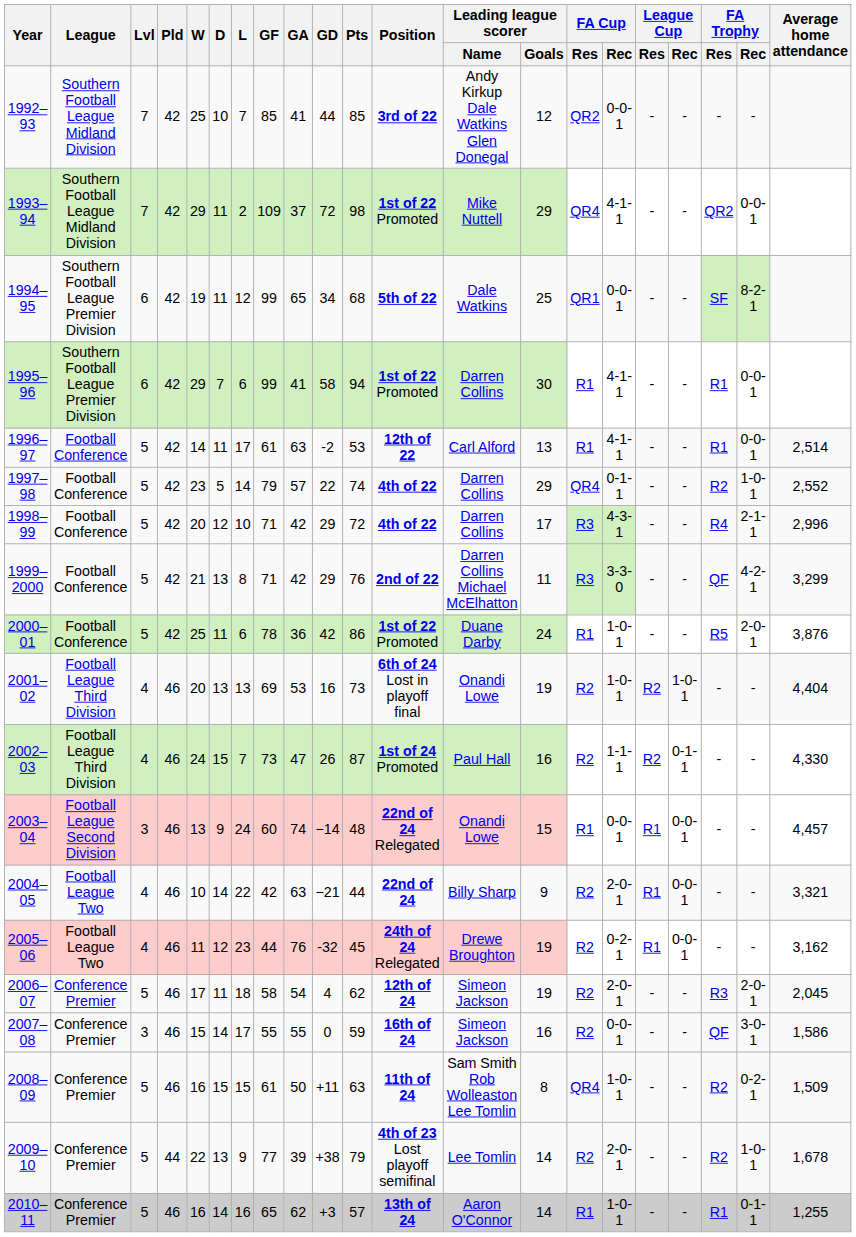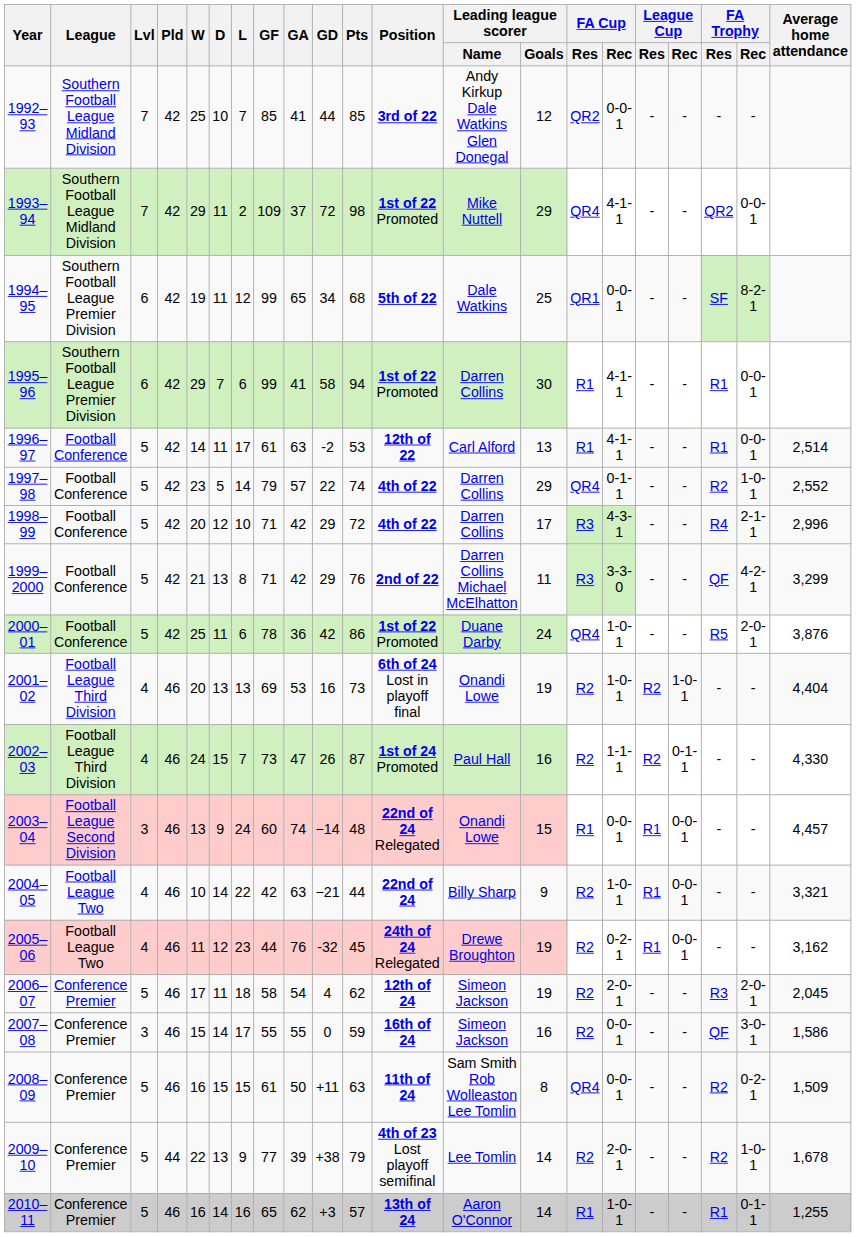(585, 634) R1 -> (585, 634) QR4
(619, 892) 2-0-1 -> (619, 892) 1-0-1
(619, 1087) 1-0-1 -> (619, 1087) 0-0-1
